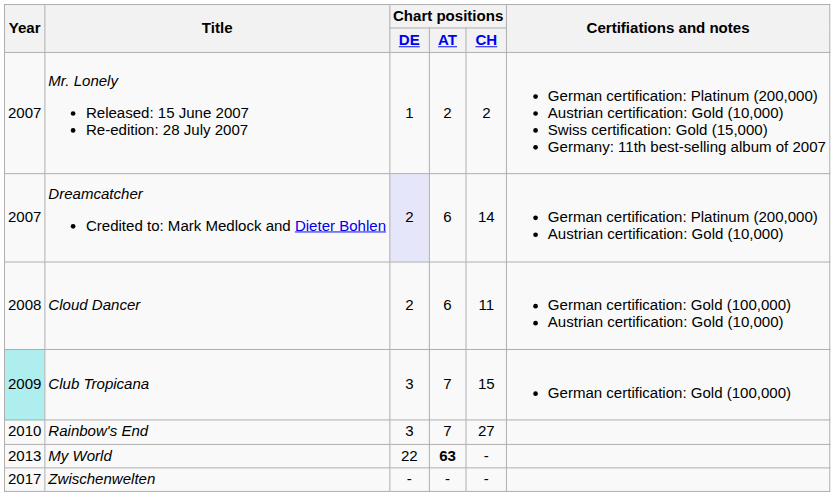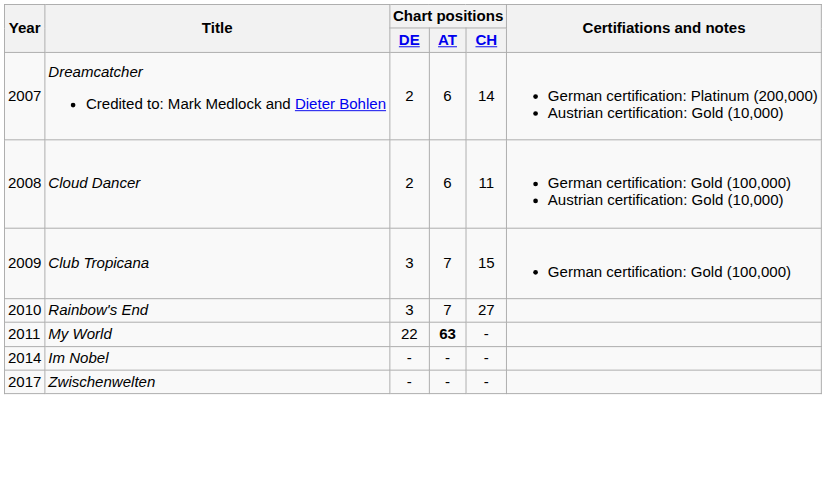- row: (217, 105)
(409, 217) lavender background -> (409, 96) no background
(25, 384) paleturquoise background -> (25, 263) no background
(25, 455) 2013 -> (24, 334) 2011
+ row: (78, 358)
